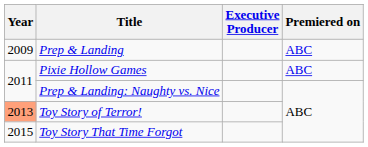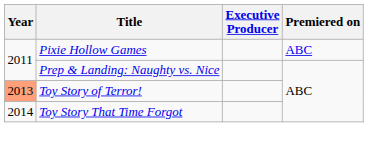- row: (82, 49)
(20, 132) 2015 -> (20, 111) 2014
